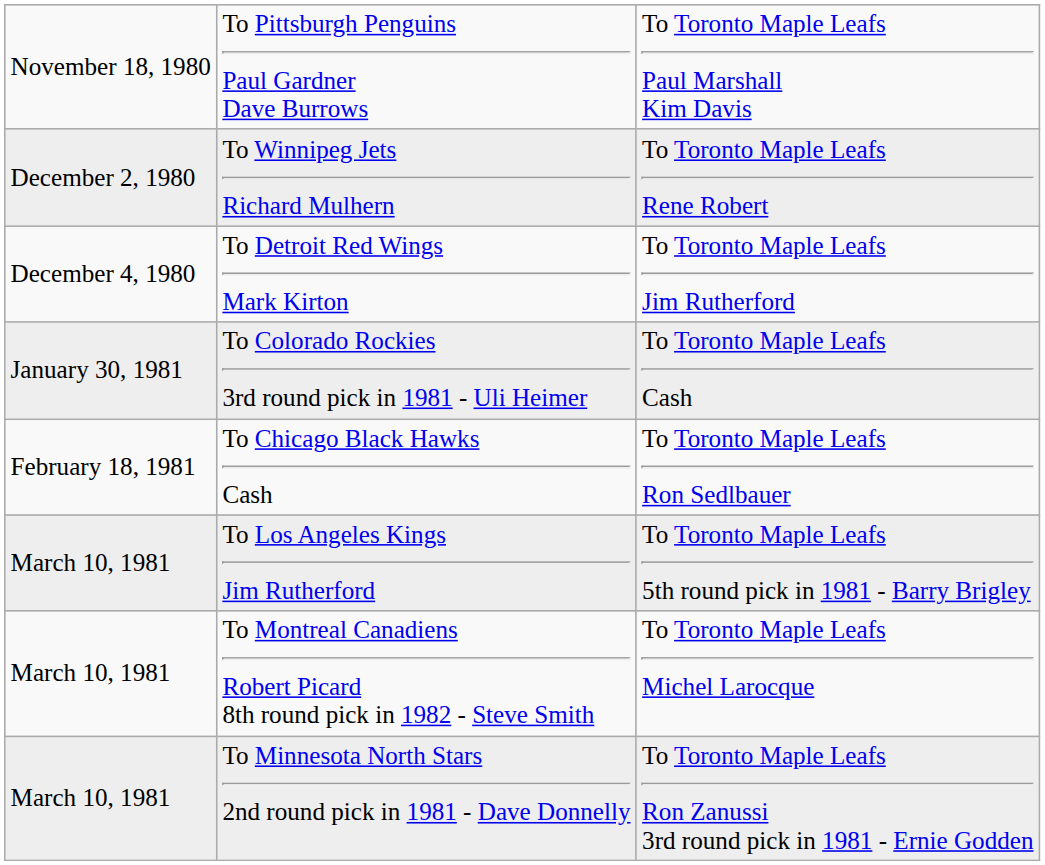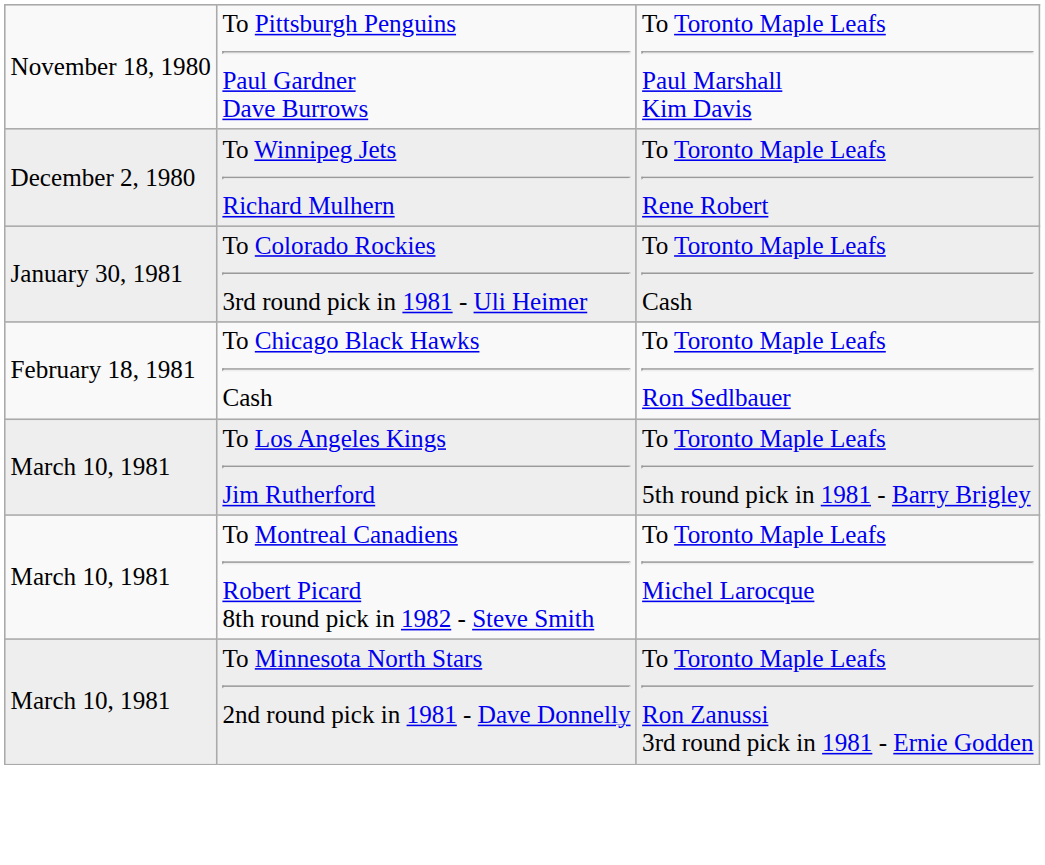- row: (426, 273)
